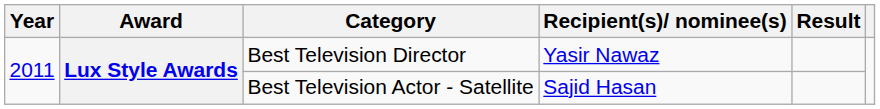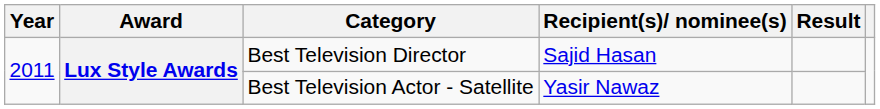(601, 54) Yasir Nawaz -> (600, 54) Sajid Hasan
(600, 87) Sajid Hasan -> (601, 87) Yasir Nawaz
